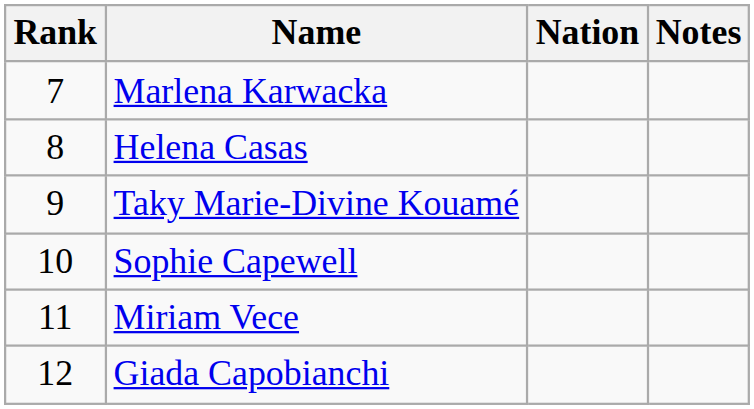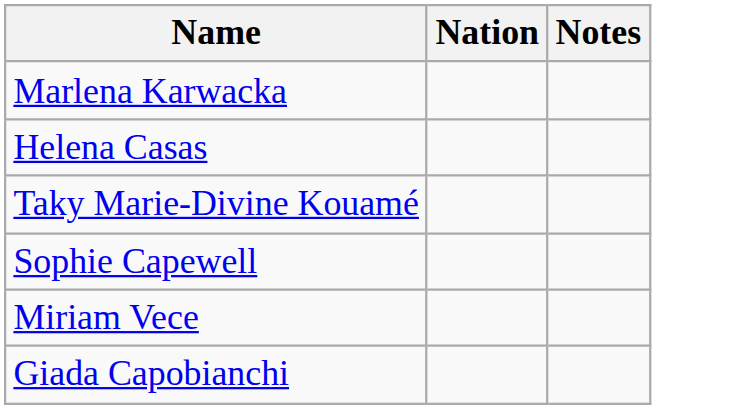- column: (55, 32)
